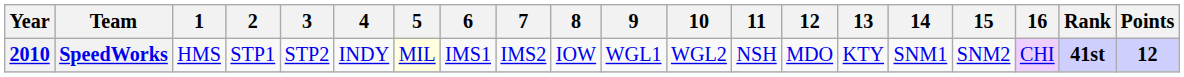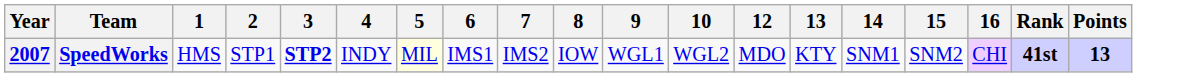- column: (757, 21)
(30, 54) 2010 -> (30, 54) 2007
(307, 54) normal -> (308, 54) bold
(1147, 54) 12 -> (1100, 54) 13
